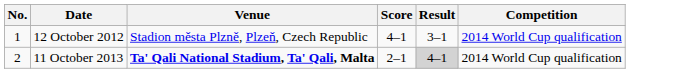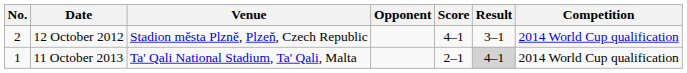+ column: (403, 15)
(17, 36) 1 -> (17, 36) 2
(17, 57) 2 -> (17, 57) 1
(252, 57) bold -> (243, 57) normal
